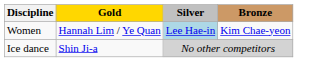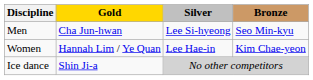+ row: (17, 30)
(190, 30) lightblue background -> (190, 48) no background
